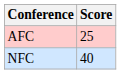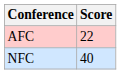(87, 36) 25 -> (87, 36) 22
